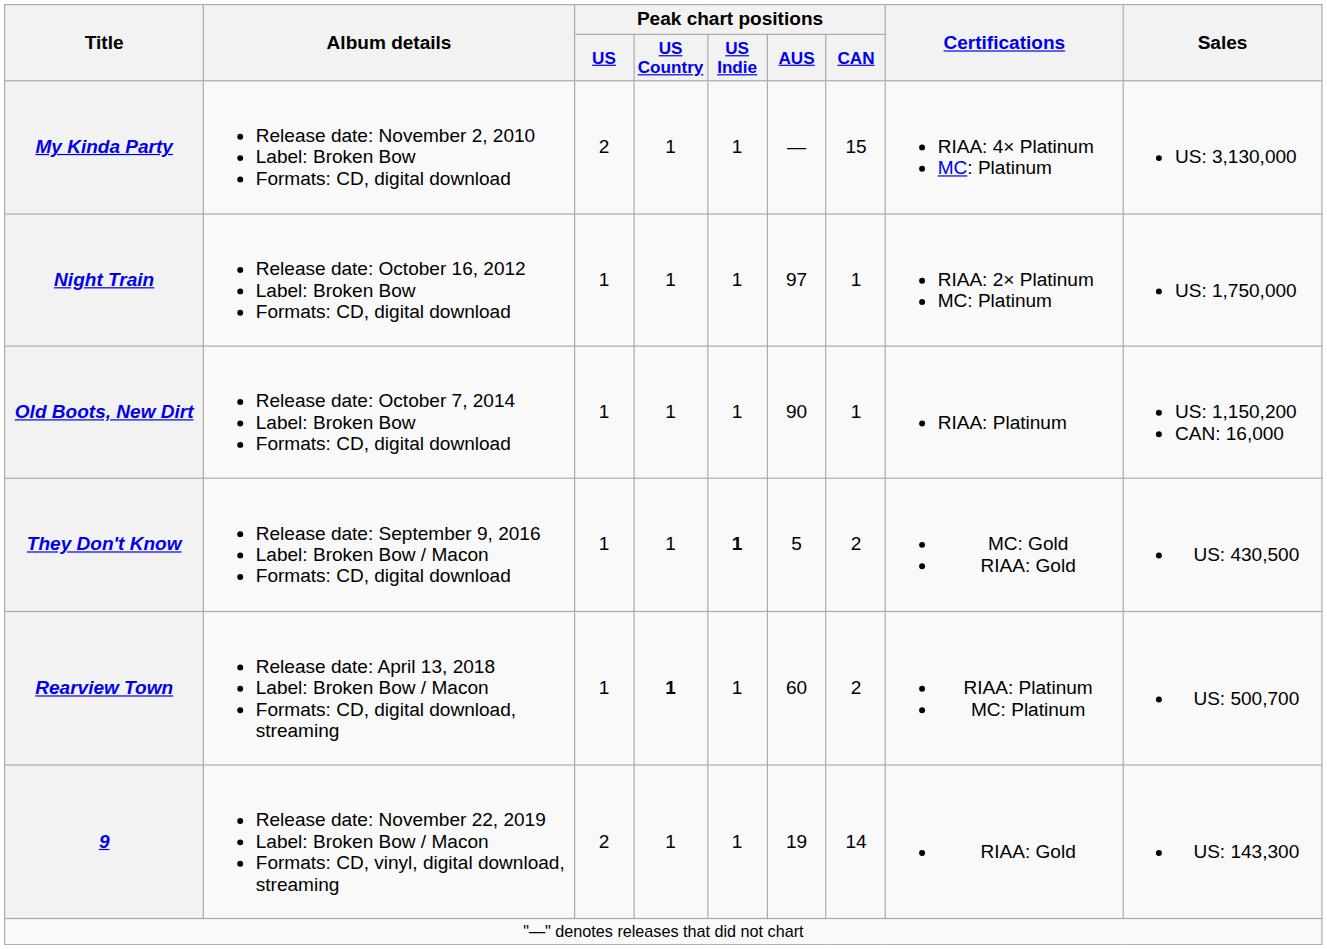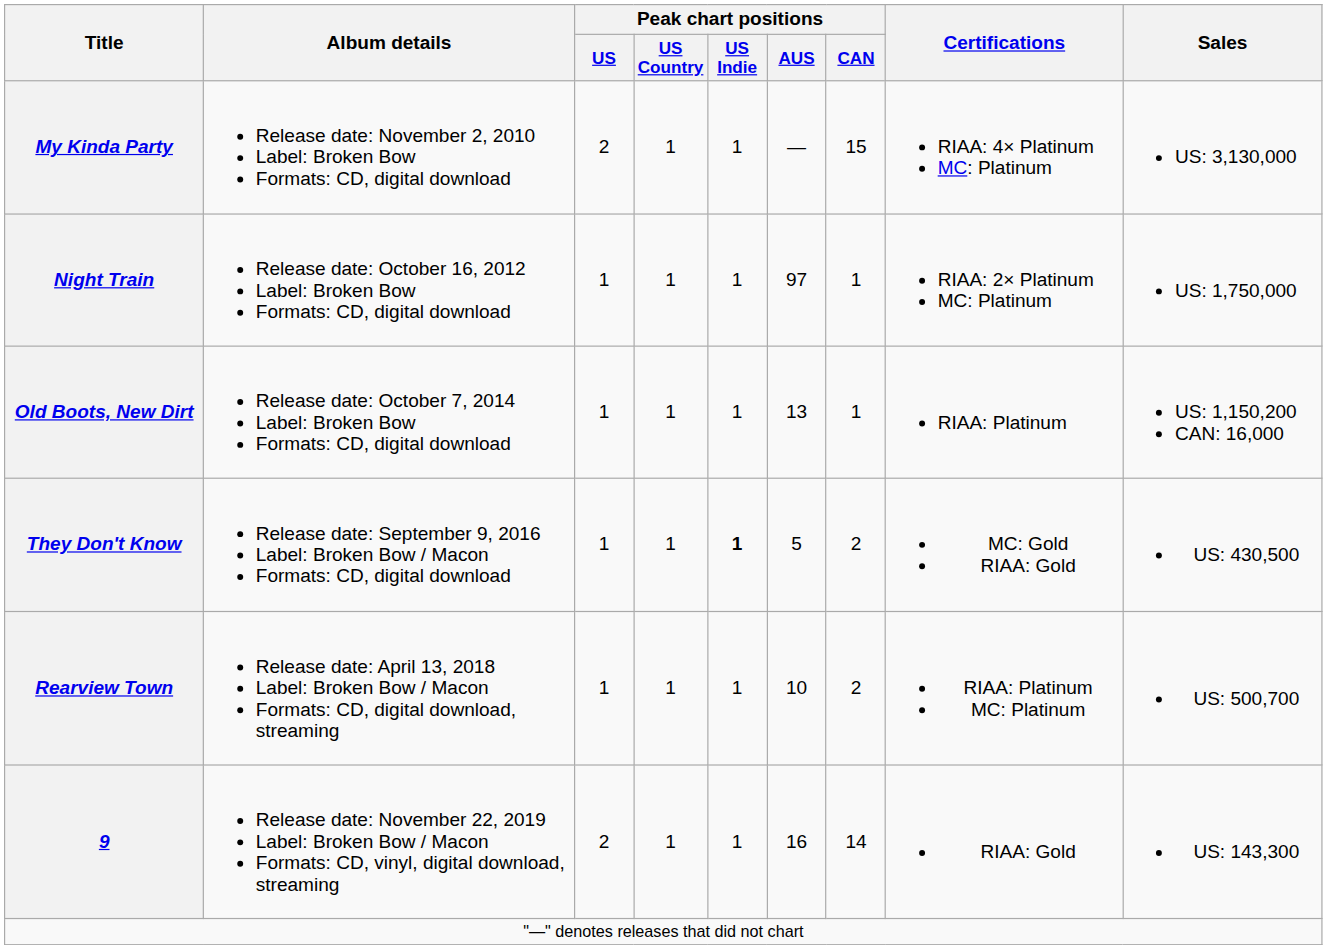(797, 412) 90 -> (797, 412) 13
(671, 687) bold -> (671, 687) normal
(797, 687) 60 -> (797, 687) 10
(797, 841) 19 -> (797, 841) 16
